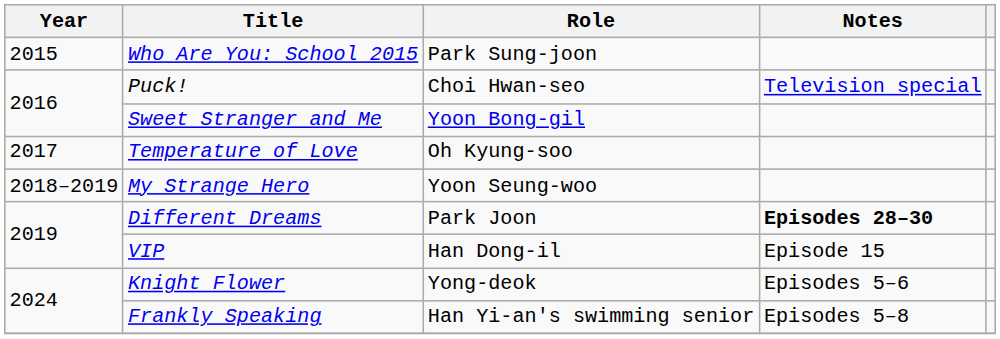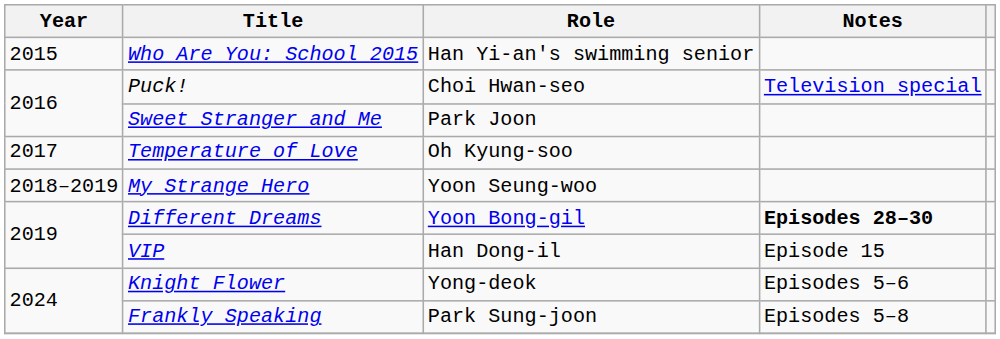(512, 54) Park Sung-joon -> (591, 54) Han Yi-an's swimming senior
(506, 120) Yoon Bong-gil -> (482, 120) Park Joon
(482, 218) Park Joon -> (506, 218) Yoon Bong-gil
(591, 317) Han Yi-an's swimming senior -> (512, 317) Park Sung-joon
